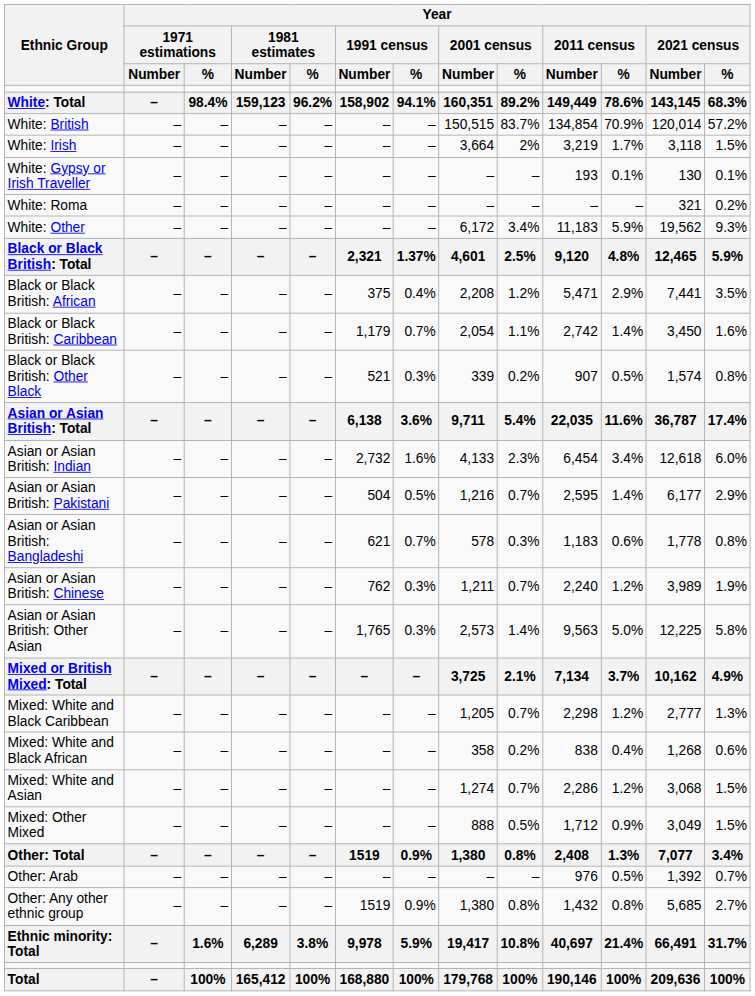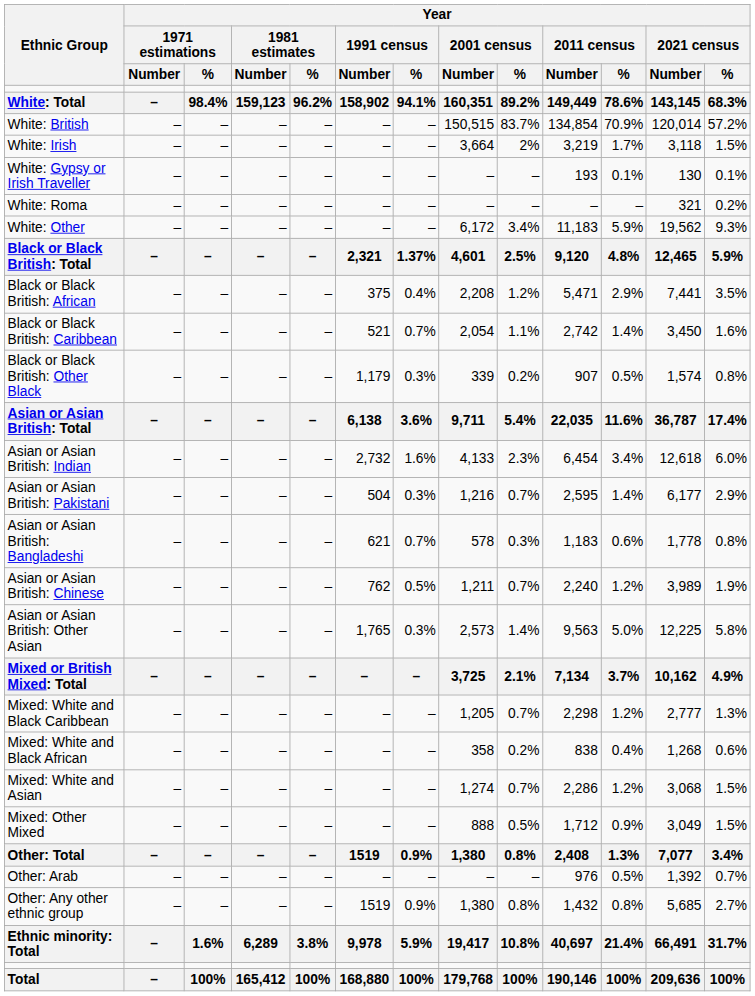(373, 331) 1,179 -> (379, 331) 521
(379, 376) 521 -> (373, 376) 1,179
(420, 496) 0.5% -> (420, 496) 0.3%
(420, 586) 0.3% -> (420, 586) 0.5%
